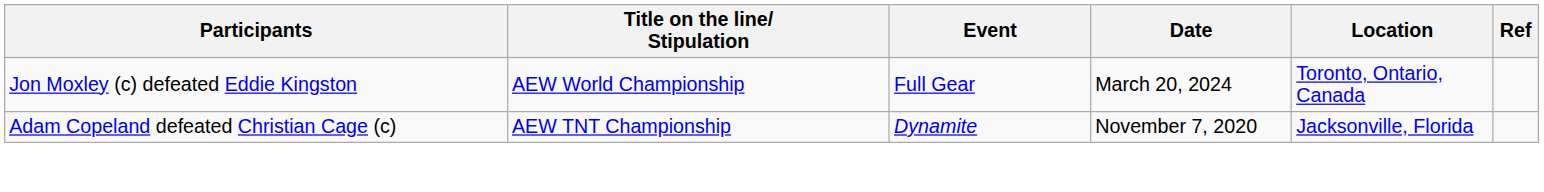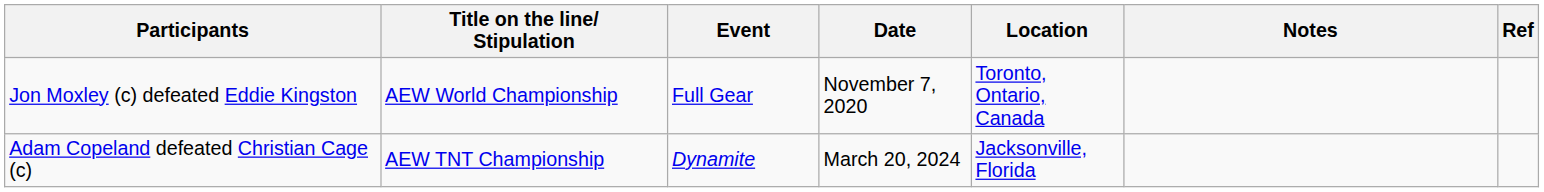+ column: (1310, 31)
(1164, 84) March 20, 2024 -> (880, 95) November 7, 2020
(1176, 126) November 7, 2020 -> (892, 160) March 20, 2024
